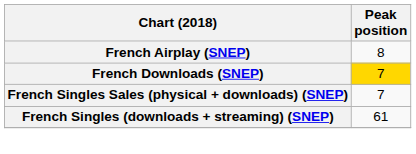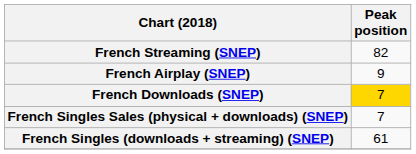+ row: (178, 52)
(381, 52) 8 -> (381, 73) 9
